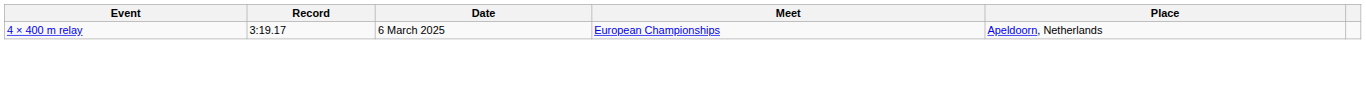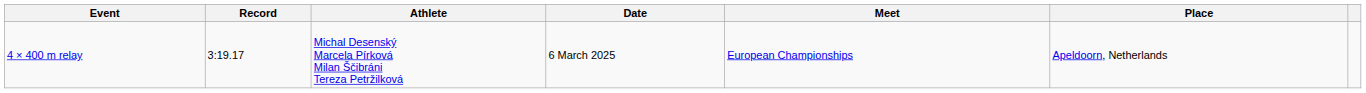+ column: (429, 13)
